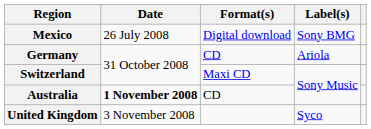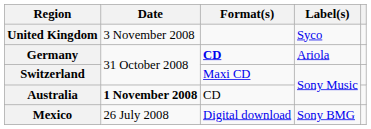rows swapped: (52, 34) <-> (52, 114)
(212, 54) normal -> (212, 54) bold
